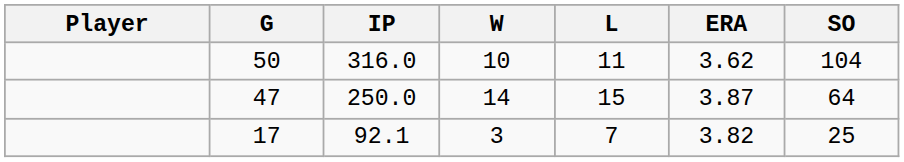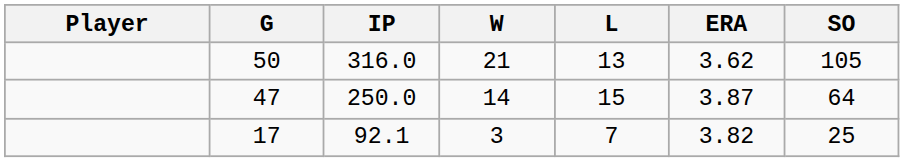(497, 61) 10 -> (497, 61) 21
(611, 61) 11 -> (611, 61) 13
(841, 61) 104 -> (841, 61) 105
